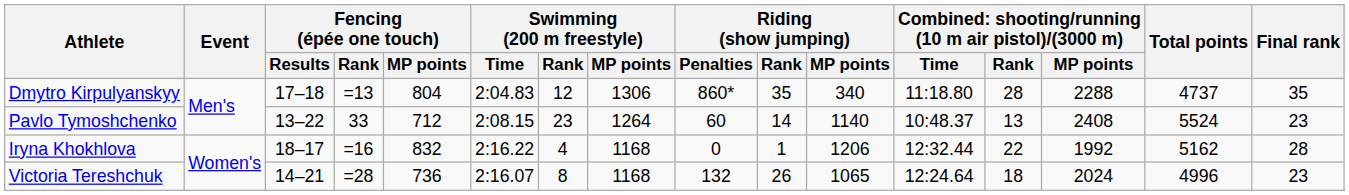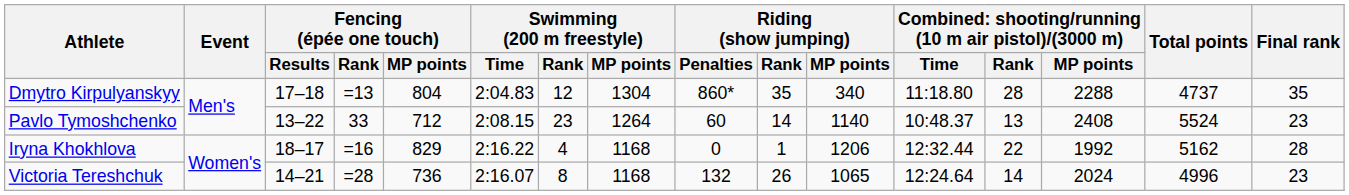(631, 93) 1306 -> (631, 93) 1304
(427, 149) 832 -> (427, 149) 829
(1013, 177) 18 -> (1013, 177) 14
